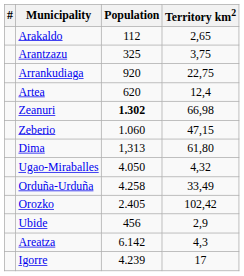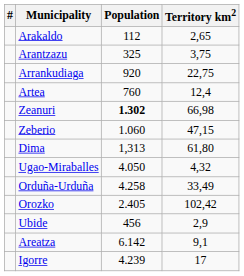(132, 92) 620 -> (132, 92) 760
(201, 242) 4,3 -> (201, 242) 9,1
